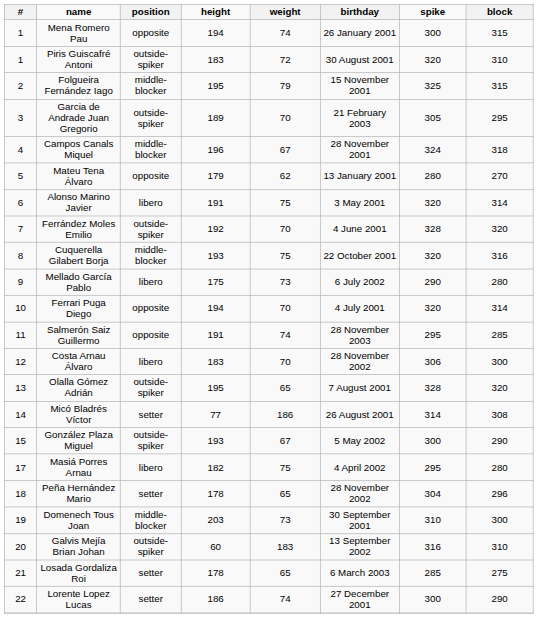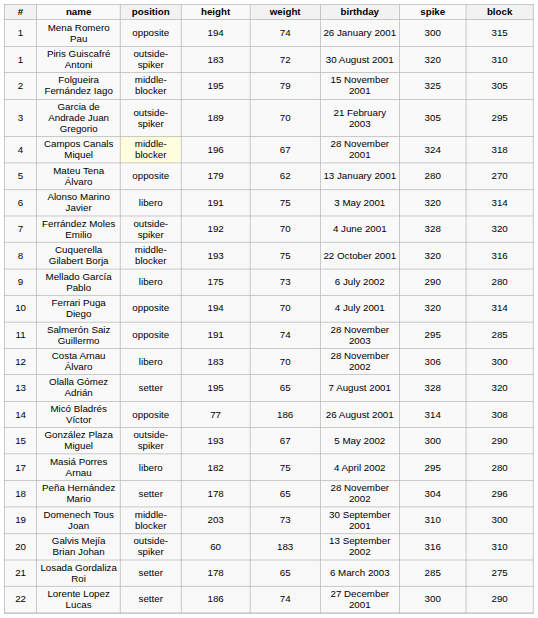(500, 86) 315 -> (500, 86) 305
(151, 150) no background -> (151, 150) lightyellow background
(151, 388) outside-spiker -> (151, 388) setter
(151, 414) setter -> (151, 414) opposite
